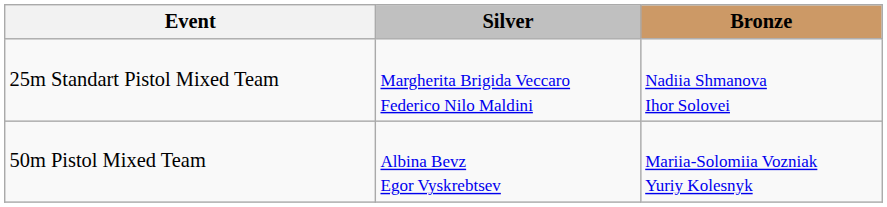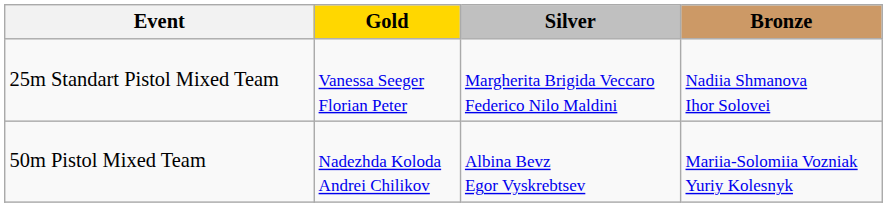+ column: (387, 21)
